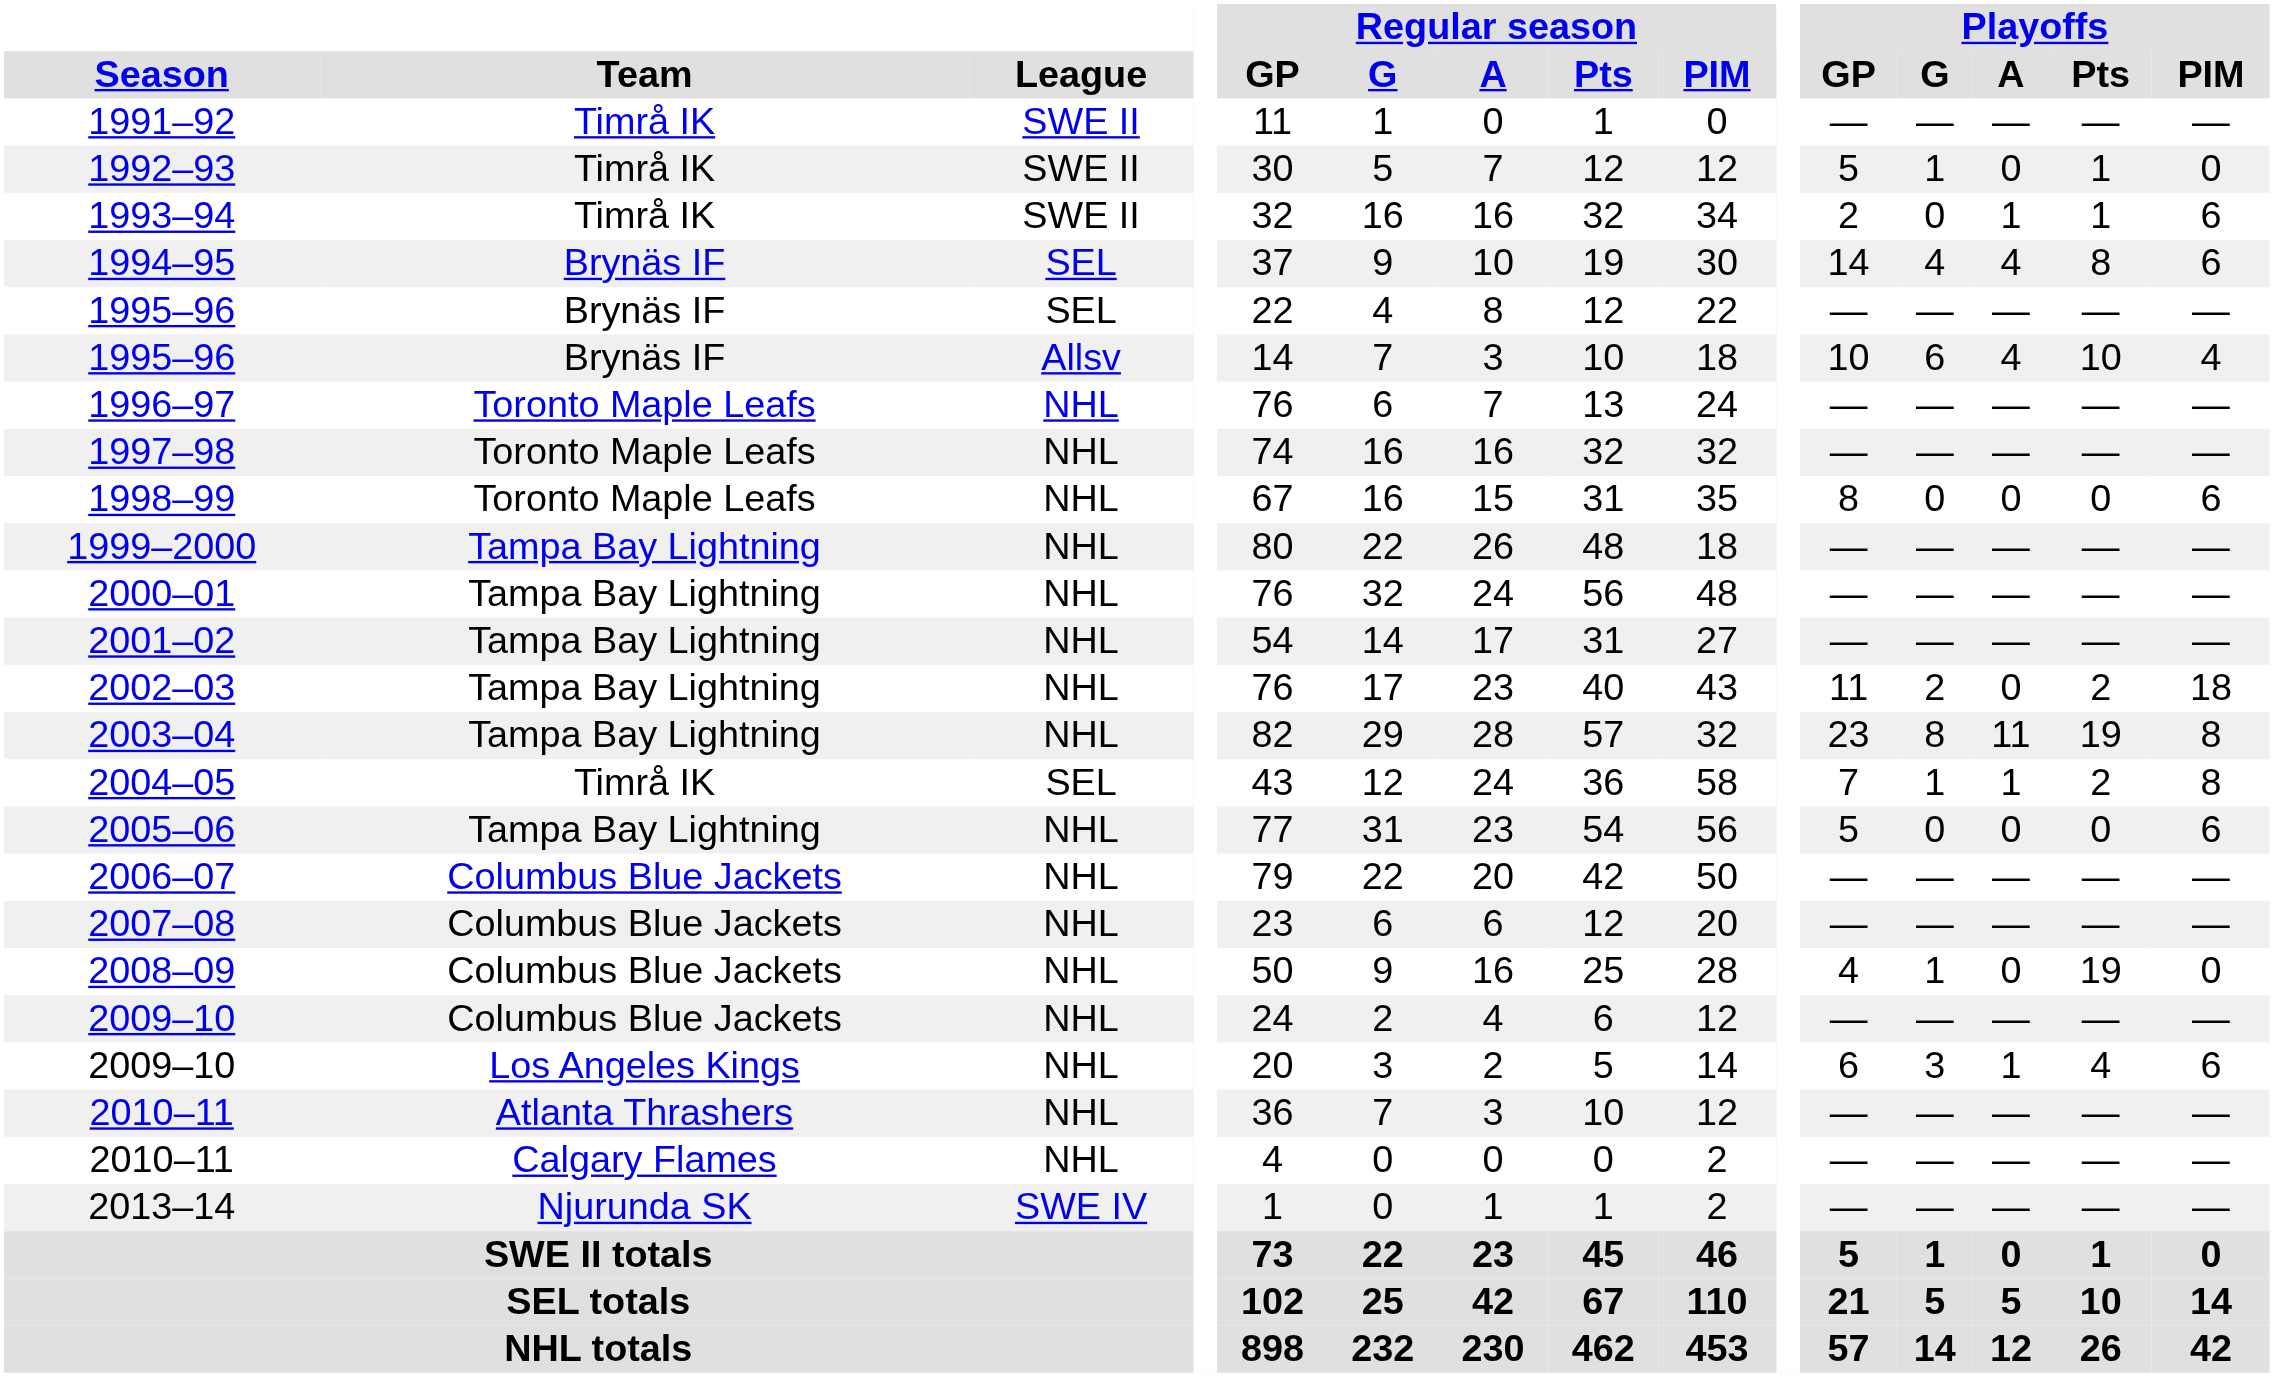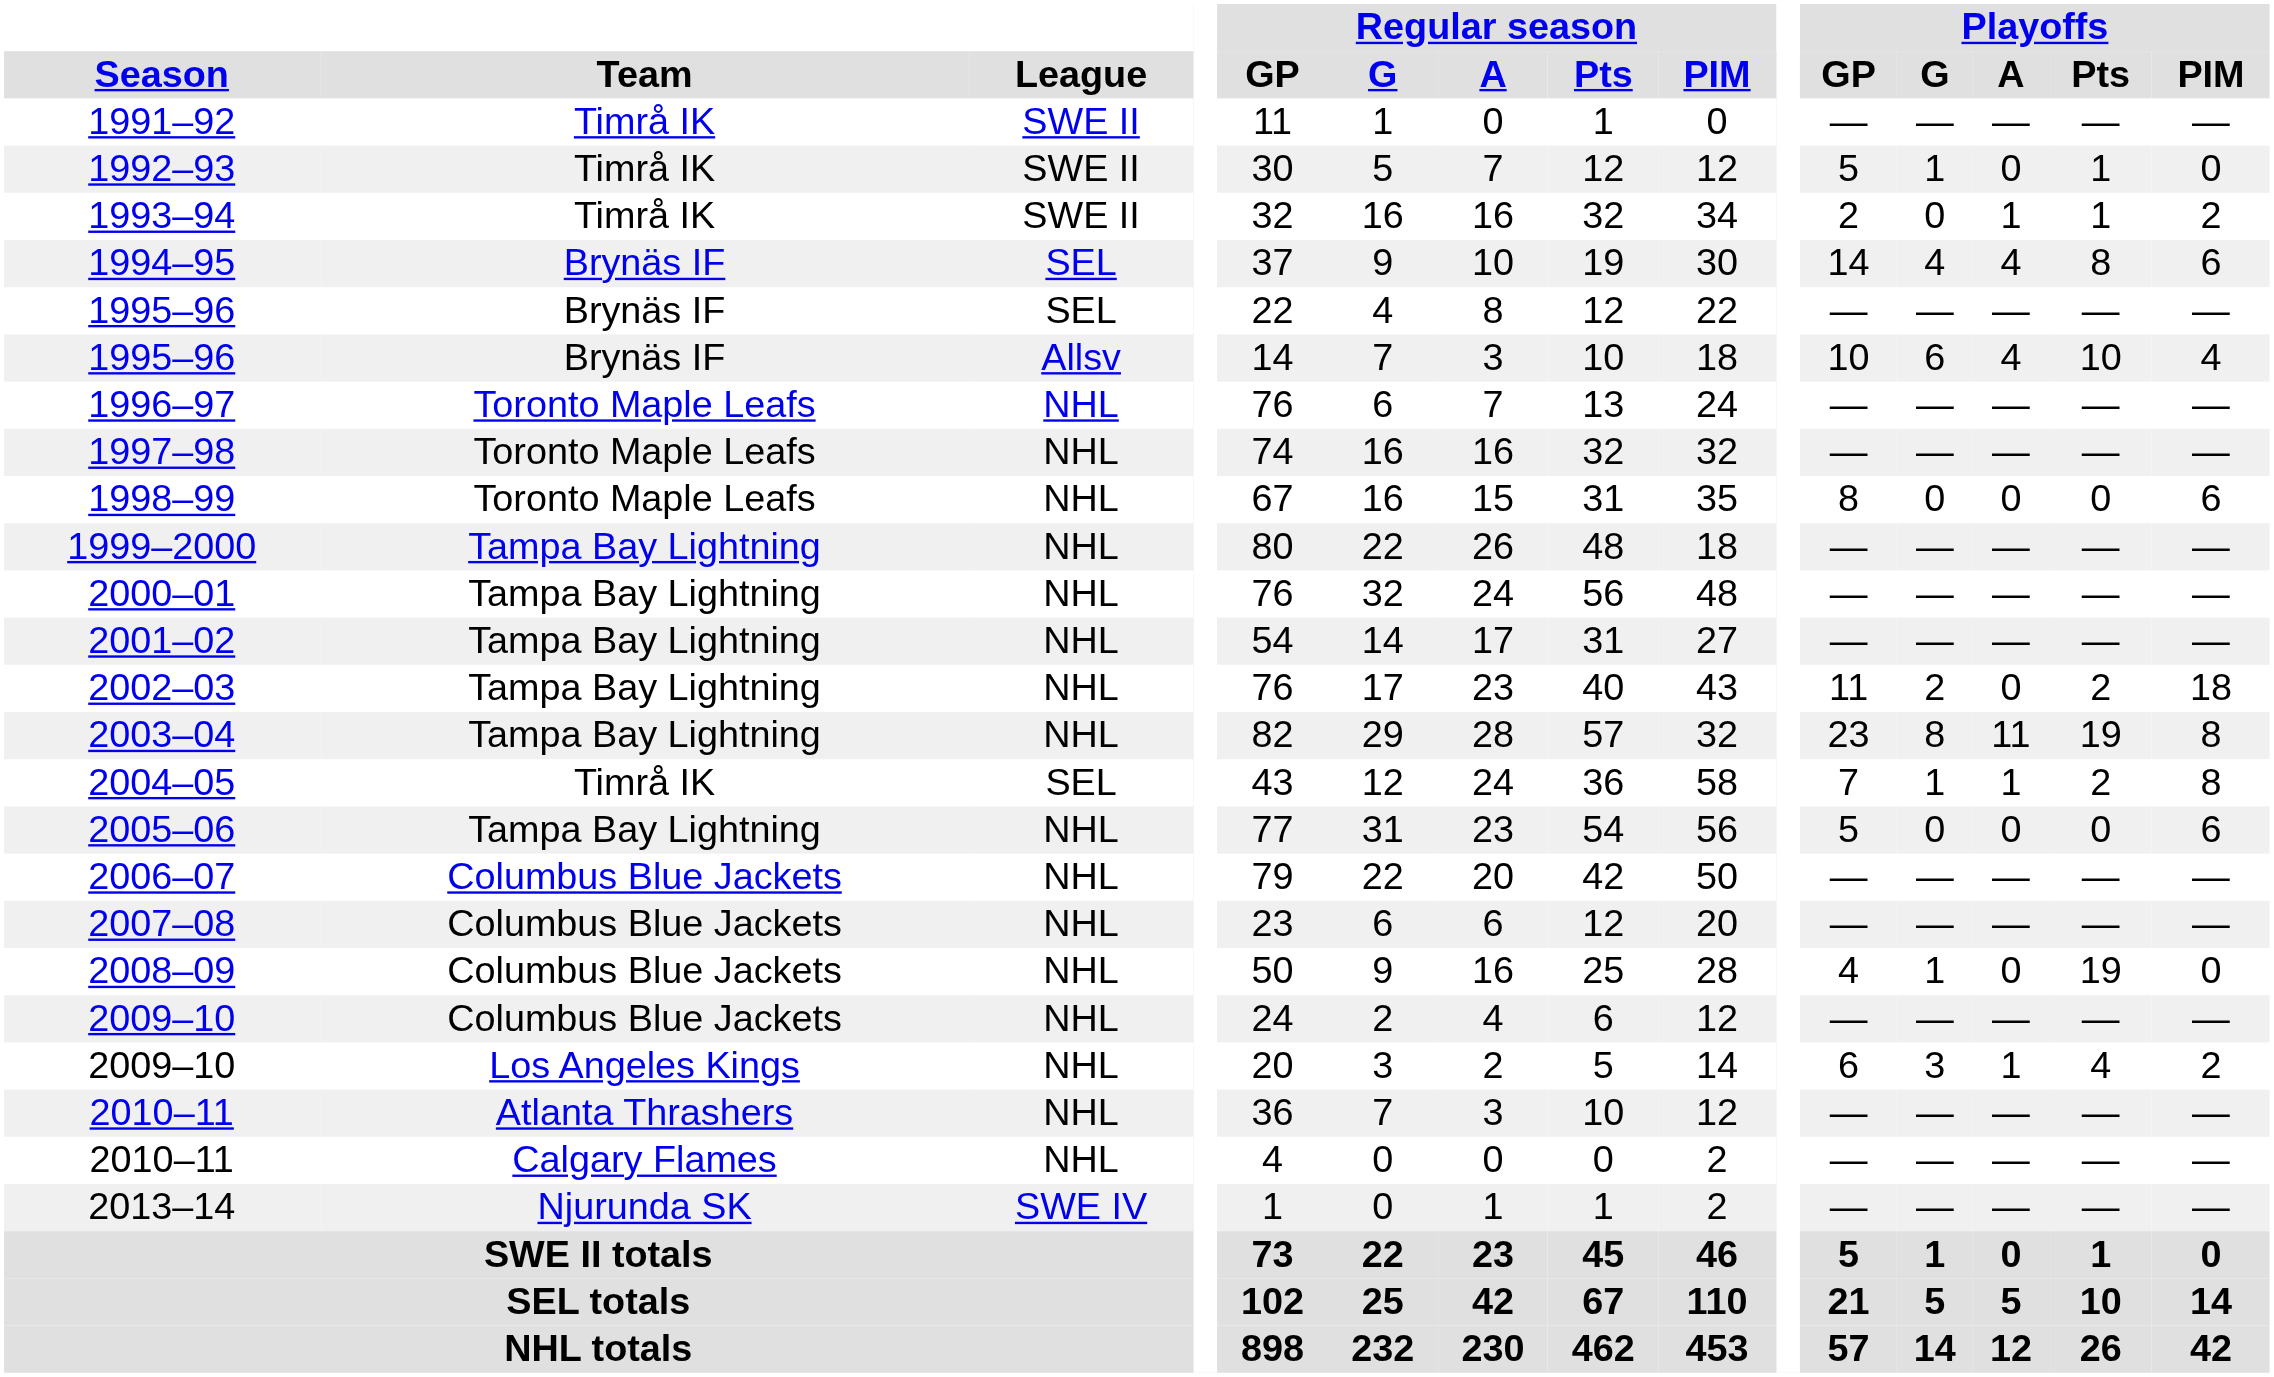(2211, 215) 6 -> (2211, 215) 2
(2211, 1065) 6 -> (2211, 1065) 2
